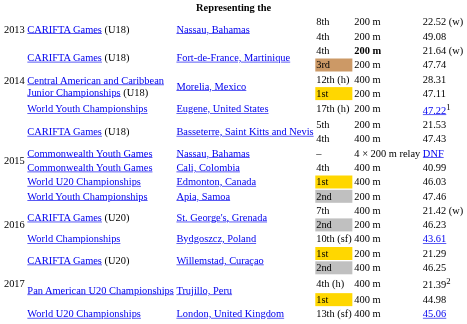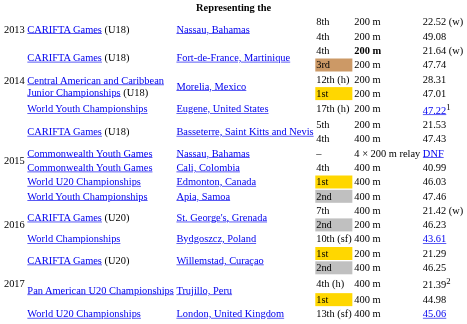(367, 79) 400 m -> (367, 79) 200 m
(434, 93) 47.11 -> (435, 93) 47.01
(367, 196) 200 m -> (367, 196) 400 m
